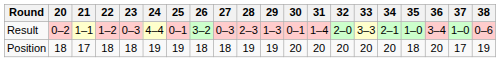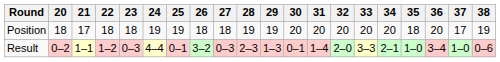rows swapped: (23, 30) <-> (27, 48)
